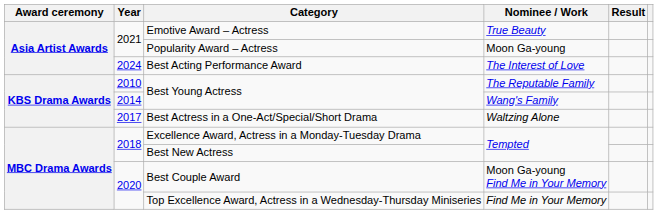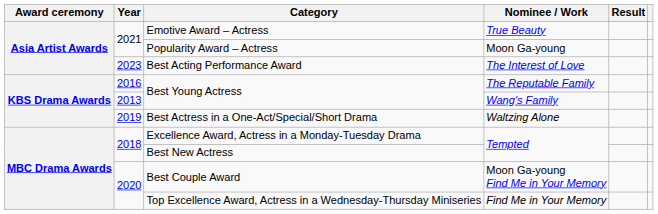(129, 65) 2024 -> (129, 65) 2023
(129, 83) 2010 -> (129, 83) 2016
(129, 100) 2014 -> (129, 100) 2013
(129, 118) 2017 -> (129, 118) 2019
